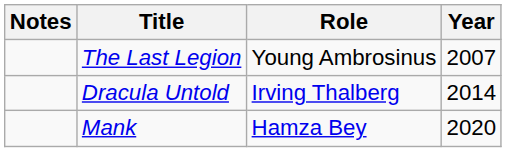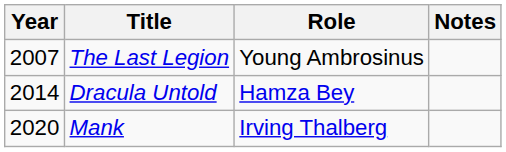columns swapped: (471, 22) <-> (41, 22)
(326, 92) Irving Thalberg -> (297, 92) Hamza Bey
(309, 127) Hamza Bey -> (313, 127) Irving Thalberg
